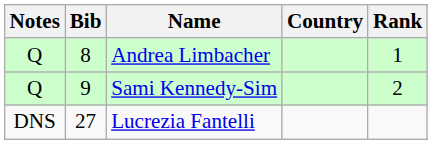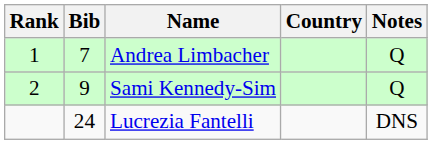columns swapped: (398, 21) <-> (35, 21)
(86, 54) 8 -> (84, 54) 7
(86, 121) 27 -> (84, 121) 24
